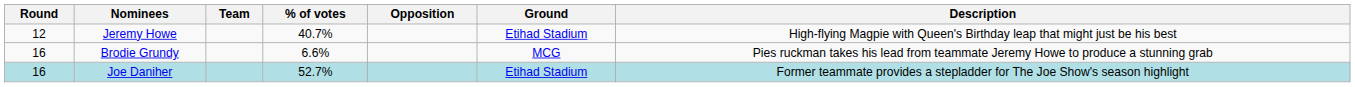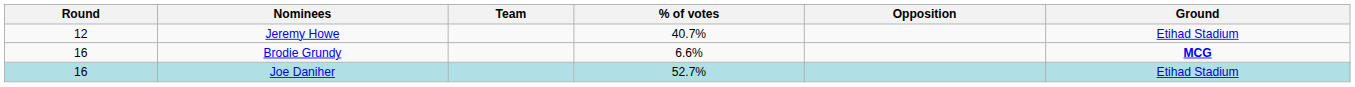- column: (983, 14)
(546, 53) normal -> (1198, 53) bold
